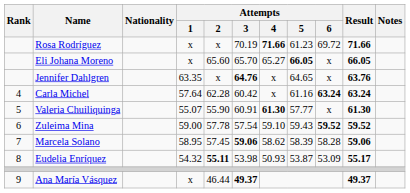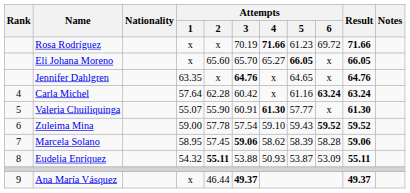(359, 77) 63.76 -> (359, 77) 64.76
(246, 158) 53.98 -> (246, 158) 53.88
(359, 158) 55.17 -> (359, 158) 55.11
